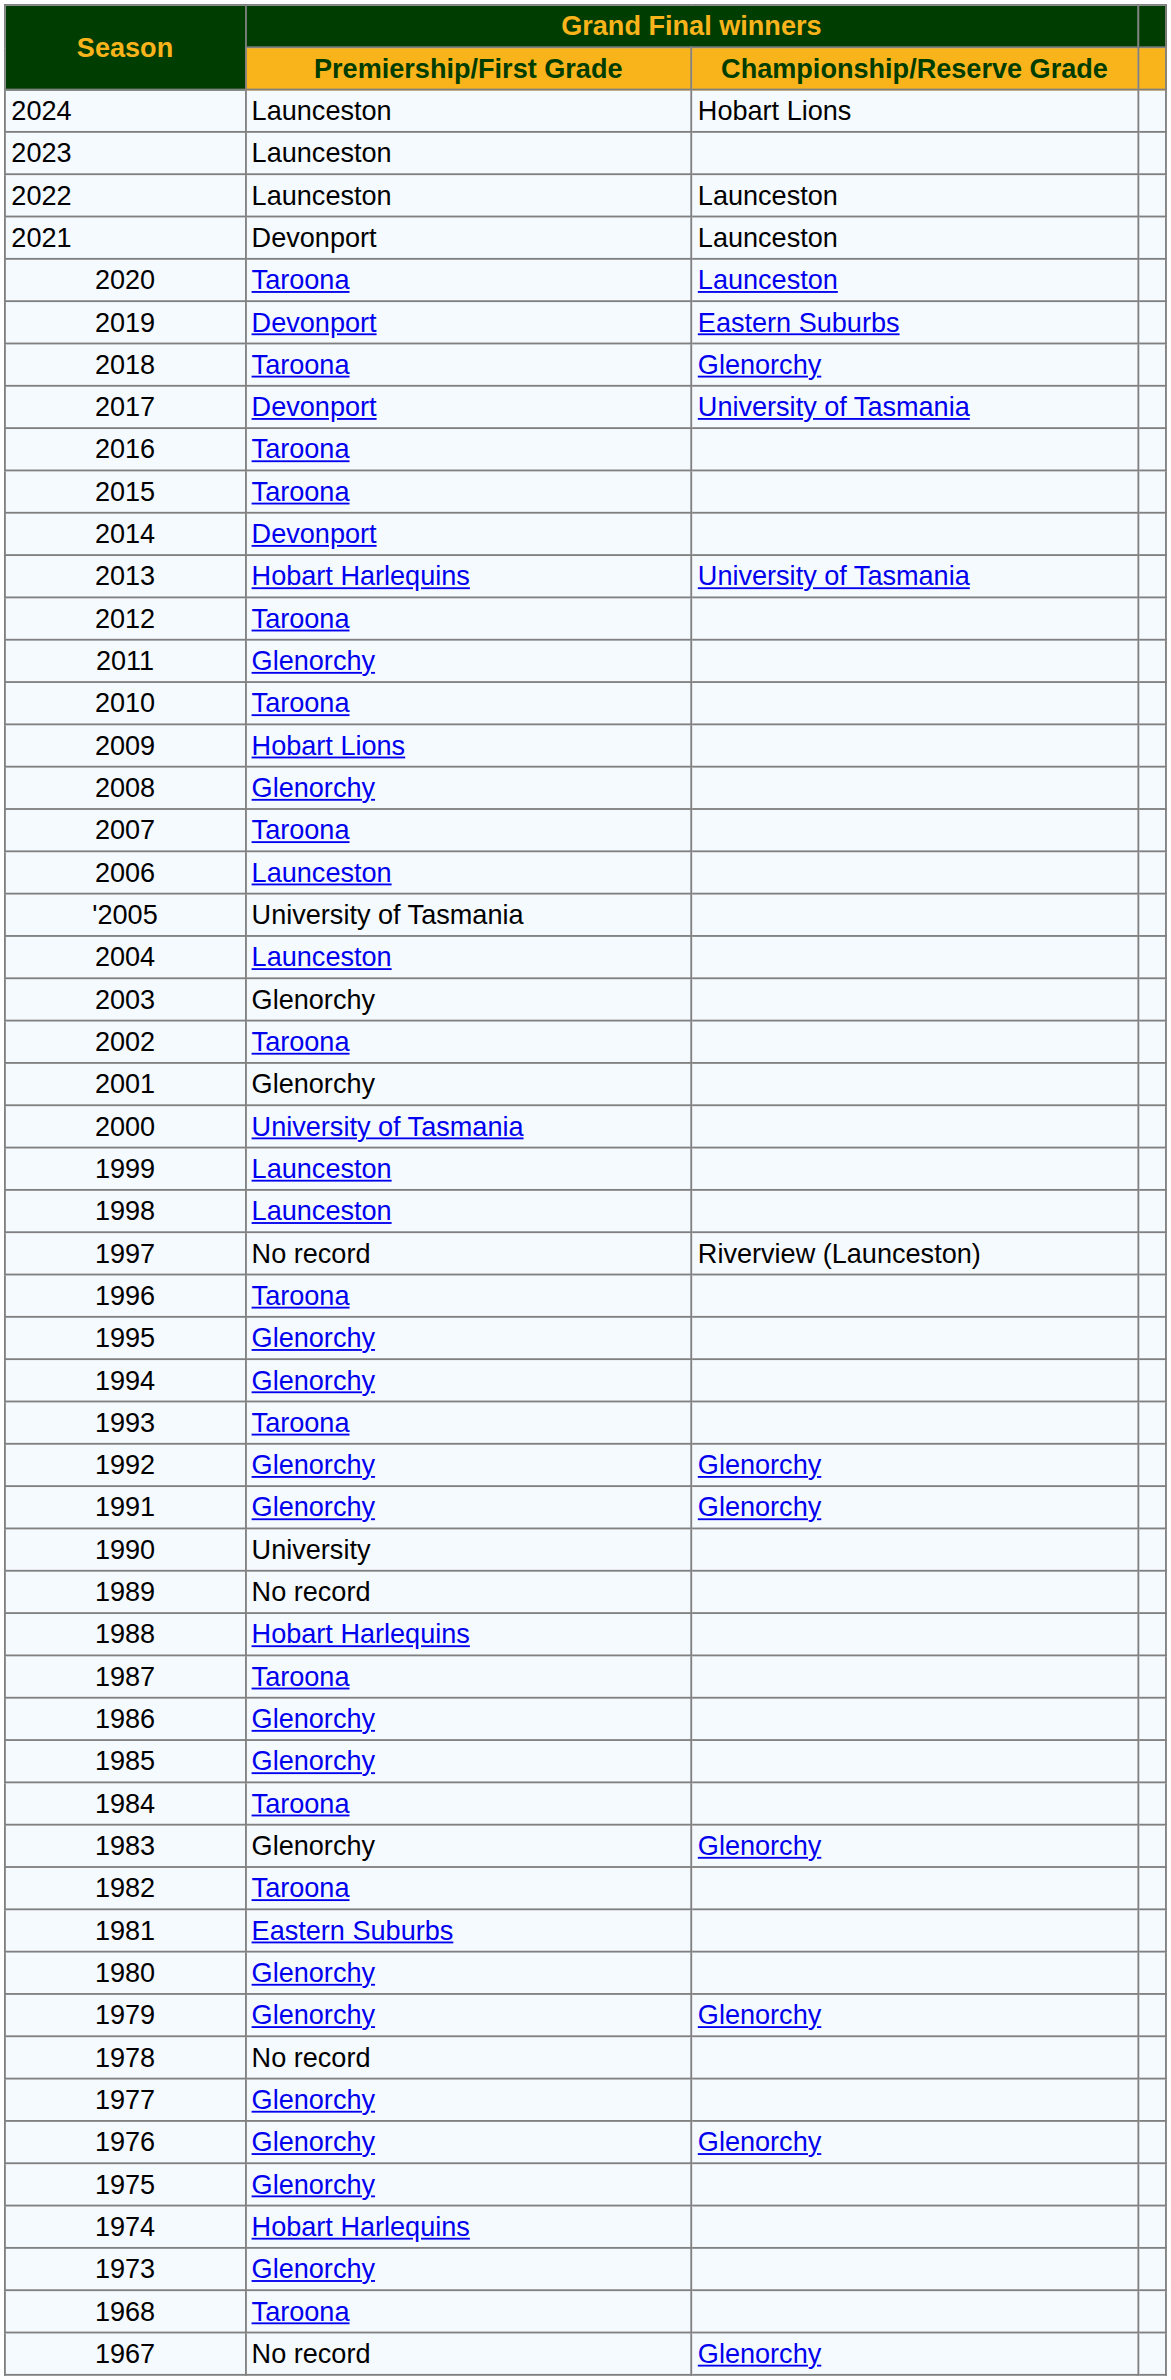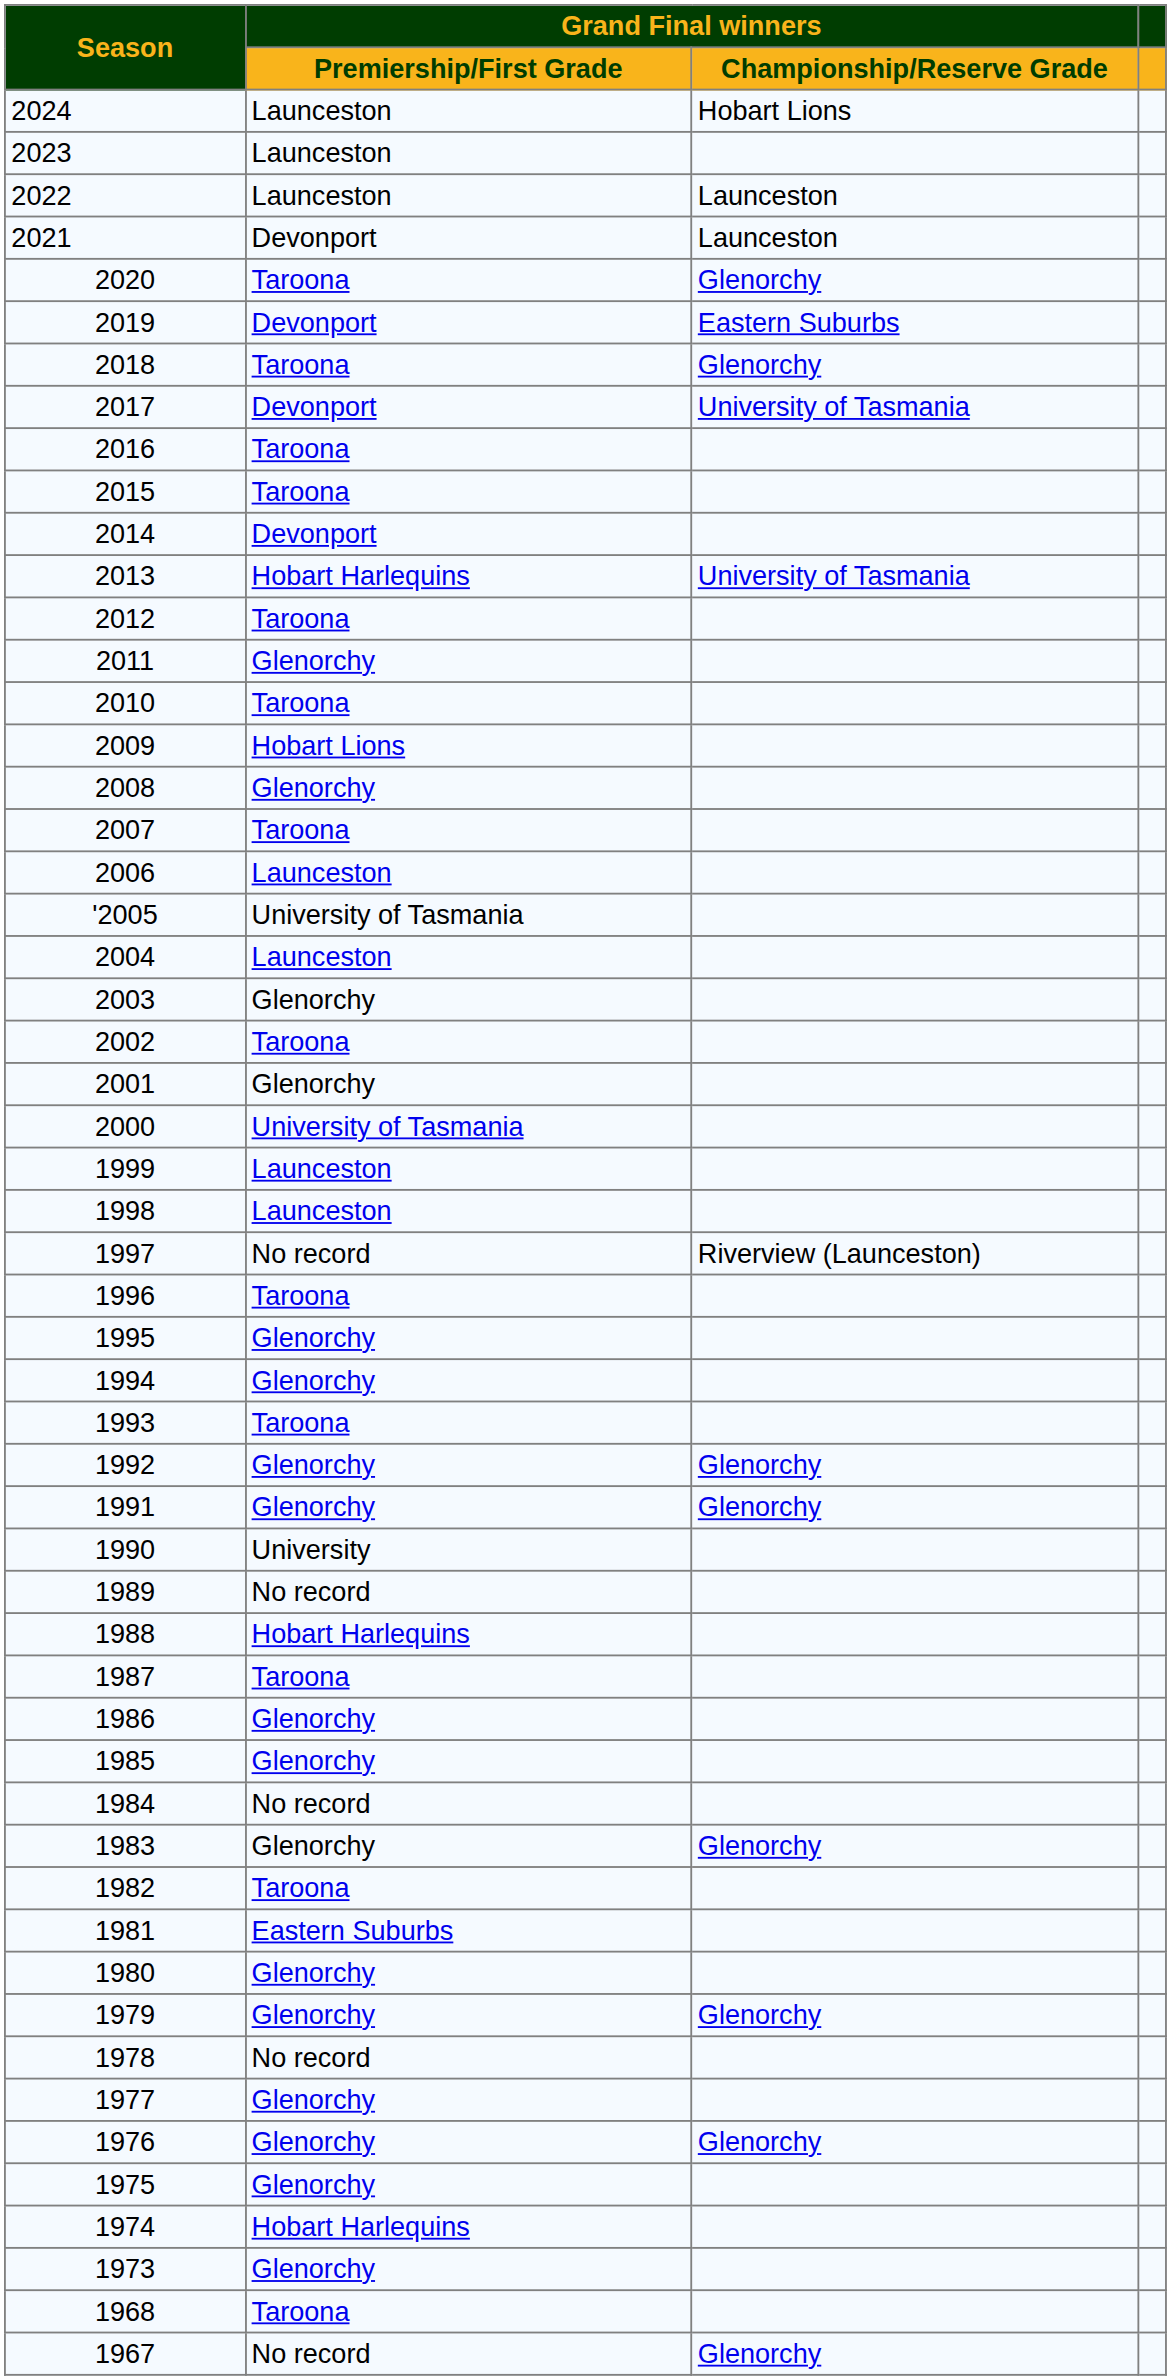(768, 280) Launceston -> (760, 280) Glenorchy
(301, 1804) Taroona -> (311, 1804) No record
